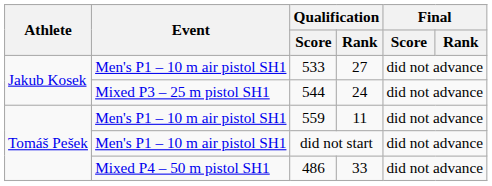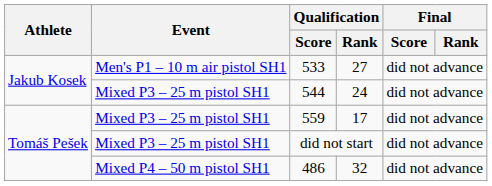(191, 118) Men's P1 – 10 m air pistol SH1 -> (182, 118) Mixed P3 – 25 m pistol SH1
(360, 118) 11 -> (360, 118) 17
(191, 143) Men's P1 – 10 m air pistol SH1 -> (182, 143) Mixed P3 – 25 m pistol SH1
(360, 168) 33 -> (360, 168) 32
